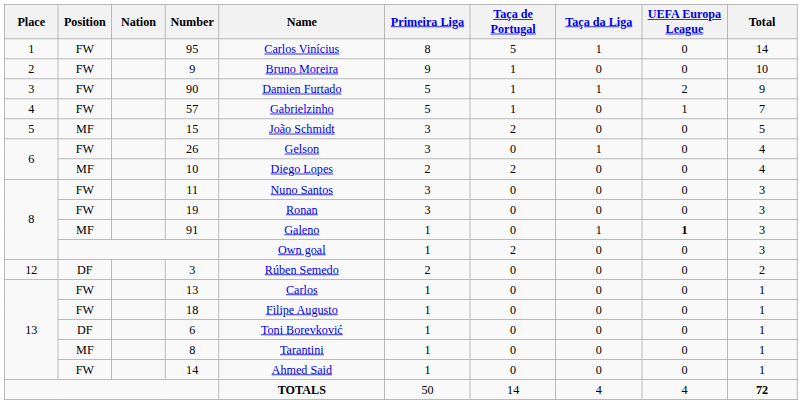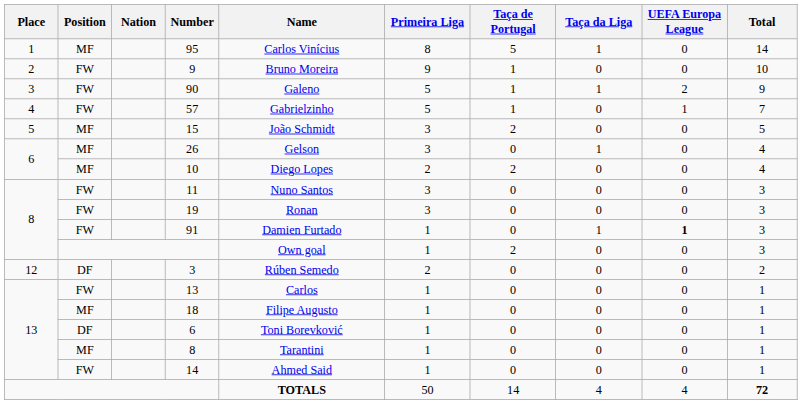(85, 49) FW -> (85, 49) MF
(302, 89) Damien Furtado -> (302, 89) Galeno
(85, 149) FW -> (85, 149) MF
(85, 229) MF -> (85, 229) FW
(302, 229) Galeno -> (302, 229) Damien Furtado
(85, 309) FW -> (85, 309) MF
